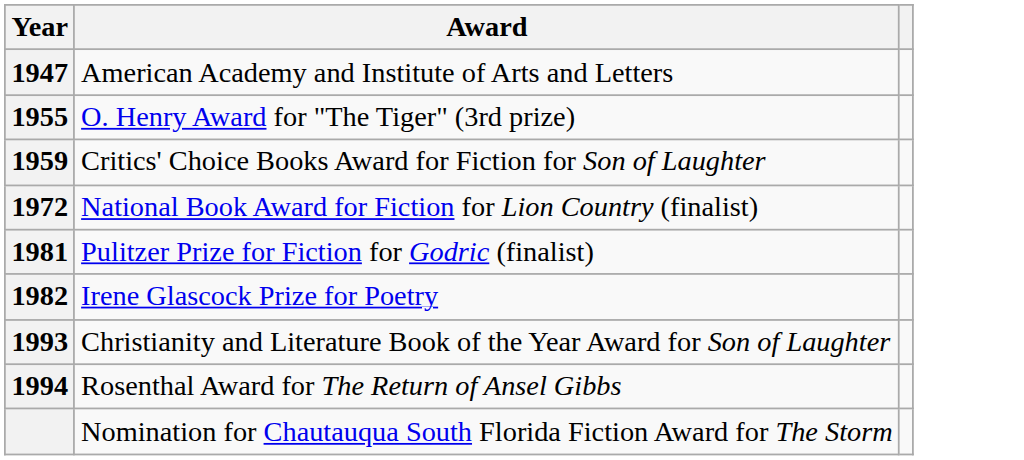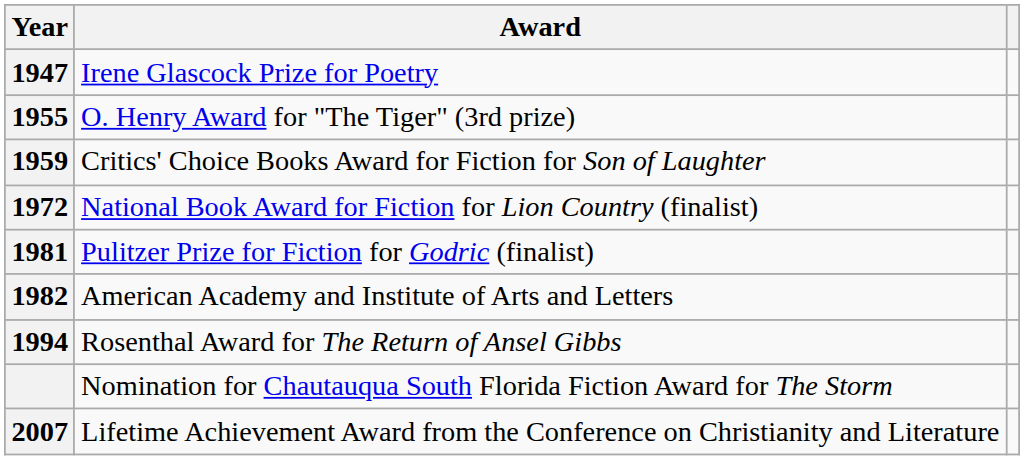(377, 71) American Academy and Institute of Arts and Letters -> (260, 71) Irene Glascock Prize for Poetry
(260, 296) Irene Glascock Prize for Poetry -> (377, 296) American Academy and Institute of Arts and Letters
- row: (40, 341)
+ row: (40, 431)
